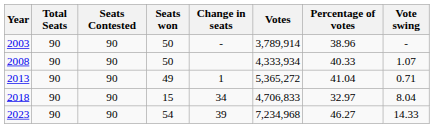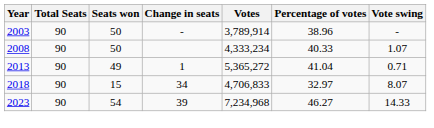- column: (112, 19)
(278, 61) 4,333,934 -> (247, 48) 4,333,234
(406, 97) 8.04 -> (397, 84) 8.07
